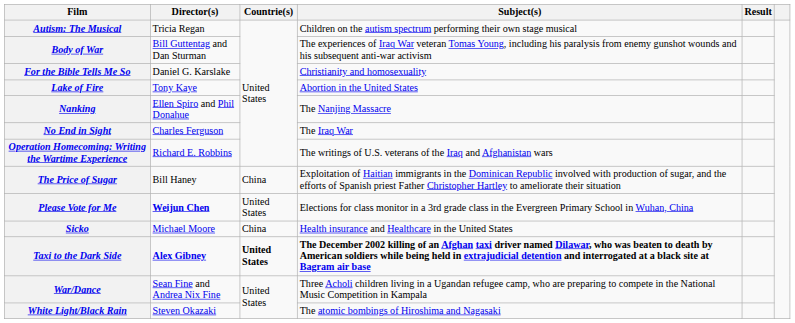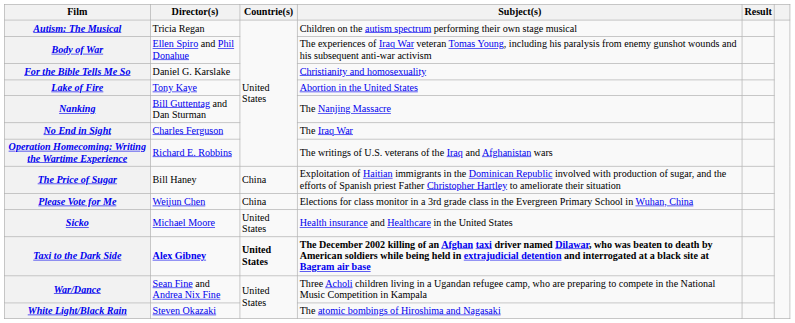(190, 50) Bill Guttentag and Dan Sturman -> (193, 50) Ellen Spiro and Phil Donahue
(193, 109) Ellen Spiro and Phil Donahue -> (190, 109) Bill Guttentag and Dan Sturman
(181, 207) bold -> (179, 201) normal
(256, 207) United States -> (254, 201) China
(254, 229) China -> (256, 223) United States
